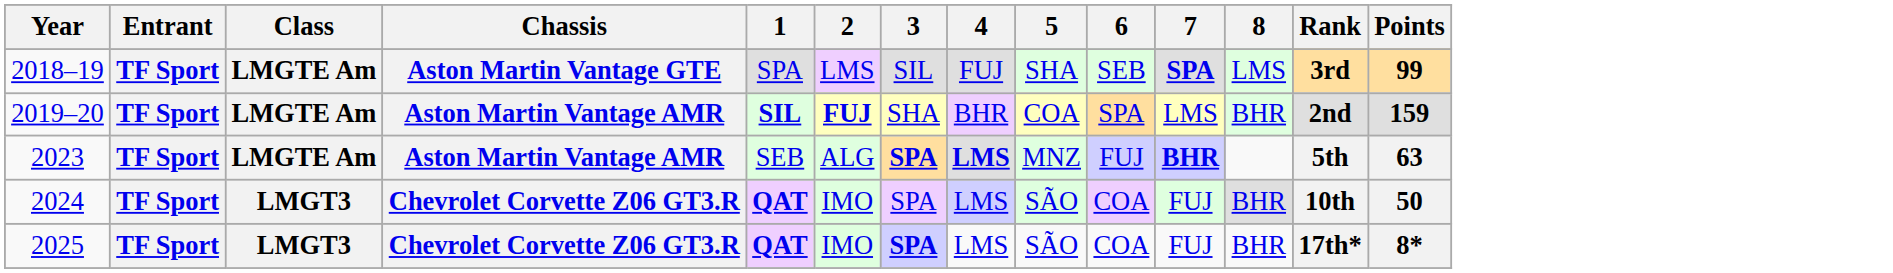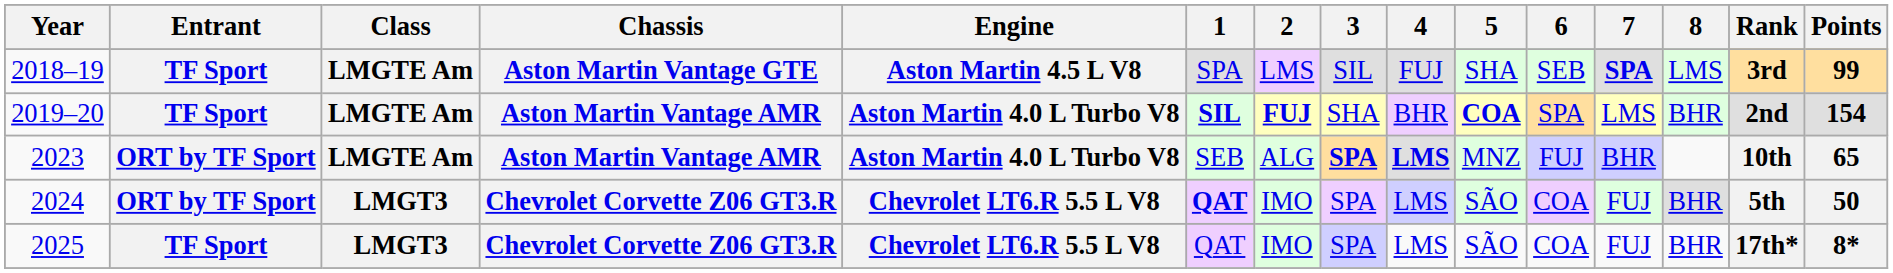+ column: (1014, 26)
(1052, 114) normal -> (1491, 114) bold
(1409, 114) 159 -> (1846, 114) 154
(168, 157) TF Sport -> (216, 157) ORT by TF Sport
(1190, 157) bold -> (1629, 157) normal
(1330, 157) 5th -> (1767, 157) 10th
(1409, 157) 63 -> (1846, 157) 65
(168, 201) TF Sport -> (216, 201) ORT by TF Sport
(1330, 201) 10th -> (1767, 201) 5th
(780, 245) bold -> (1220, 245) normal
(913, 245) bold -> (1353, 245) normal
